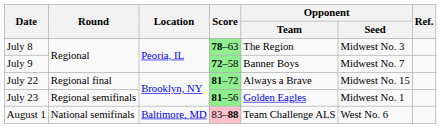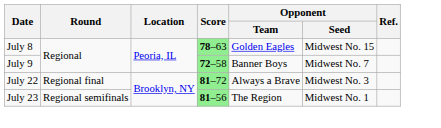(268, 47) The Region -> (263, 47) Golden Eagles
(372, 47) Midwest No. 3 -> (340, 47) Midwest No. 15
(375, 81) Midwest No. 15 -> (337, 81) Midwest No. 3
(275, 98) Golden Eagles -> (257, 98) The Region
- row: (26, 115)
